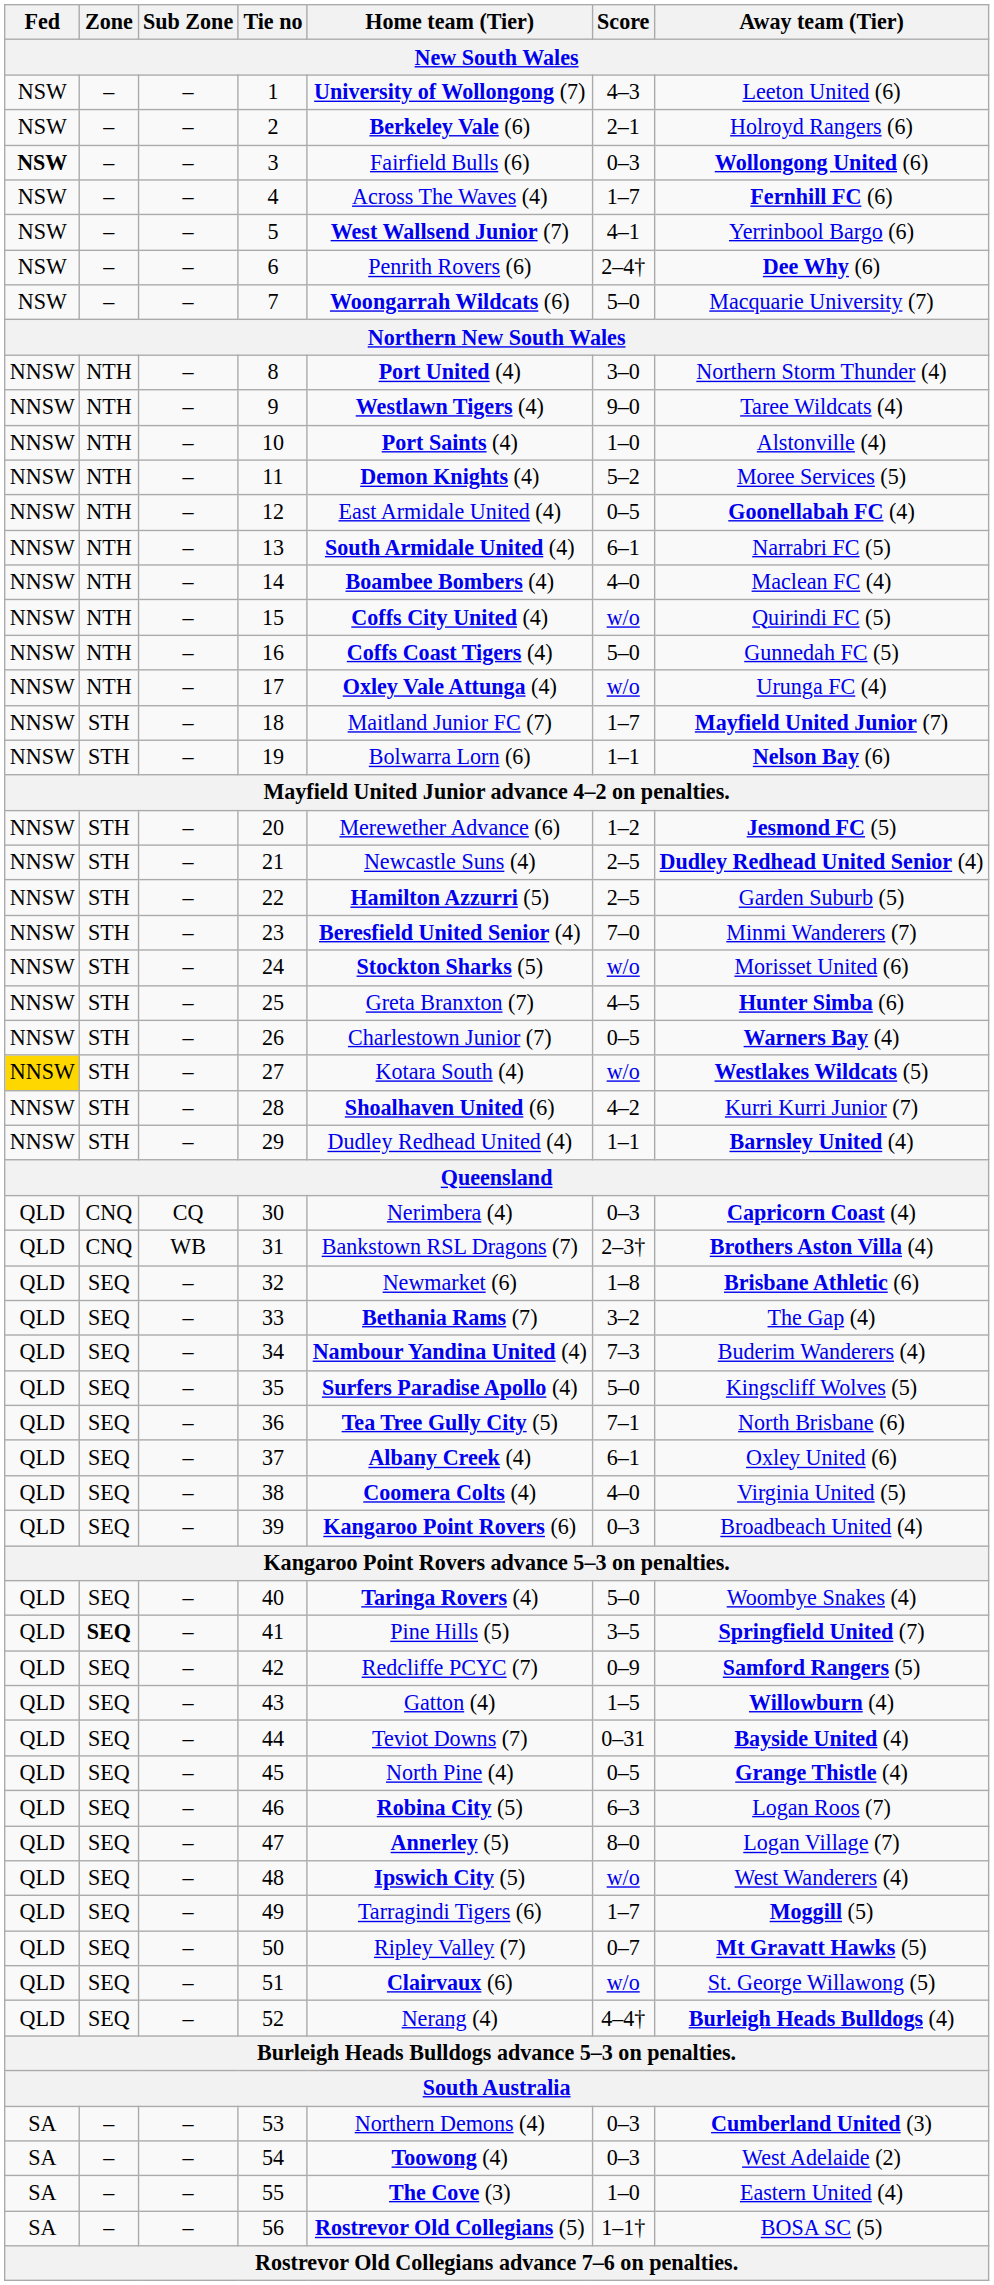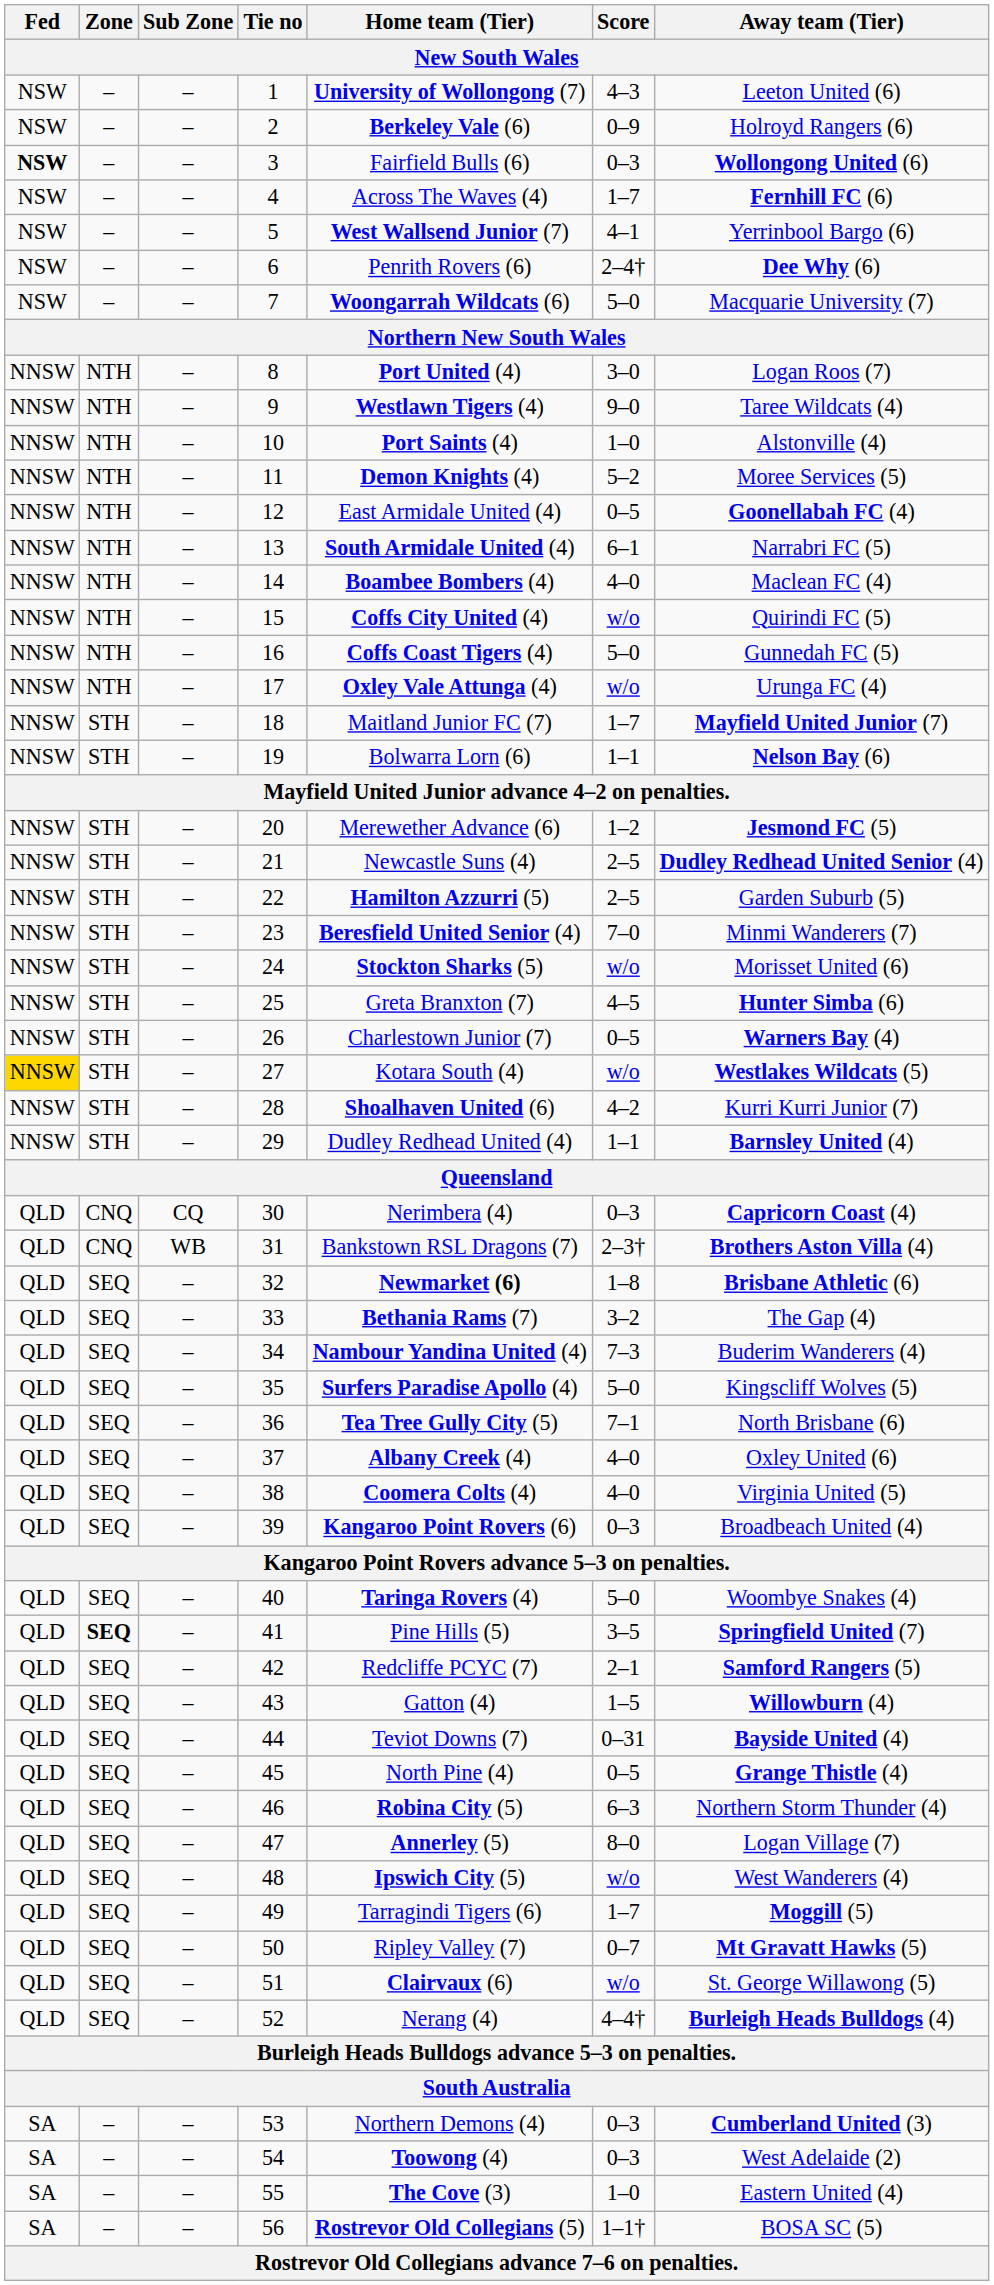(623, 127) 2–1 -> (623, 127) 0–9
(821, 372) Northern Storm Thunder (4) -> (821, 372) Logan Roos (7)
(450, 1282) normal -> (450, 1282) bold
(623, 1457) 6–1 -> (623, 1457) 4–0
(623, 1667) 0–9 -> (623, 1667) 2–1
(821, 1807) Logan Roos (7) -> (821, 1807) Northern Storm Thunder (4)
